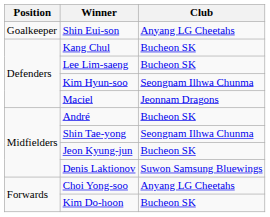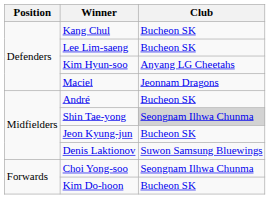- row: (91, 30)
(197, 82) Seongnam Ilhwa Chunma -> (188, 64) Anyang LG Cheetahs
(197, 133) no background -> (197, 116) lightgrey background
(188, 185) Anyang LG Cheetahs -> (197, 168) Seongnam Ilhwa Chunma
